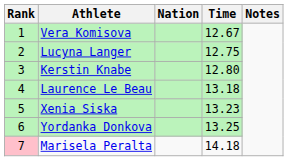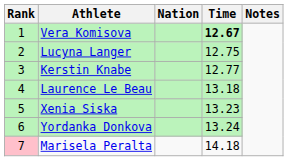(222, 33) normal -> (222, 33) bold
(222, 70) 12.80 -> (222, 70) 12.77
(222, 127) 13.25 -> (222, 127) 13.24
